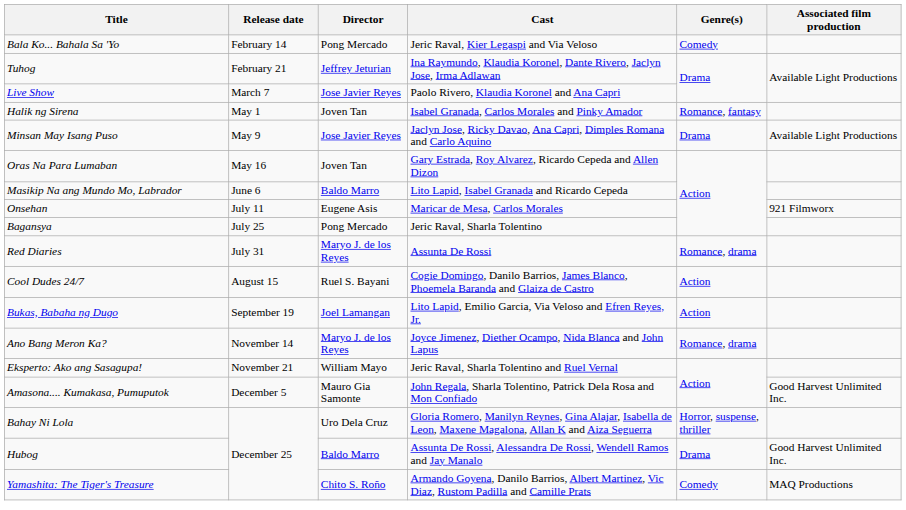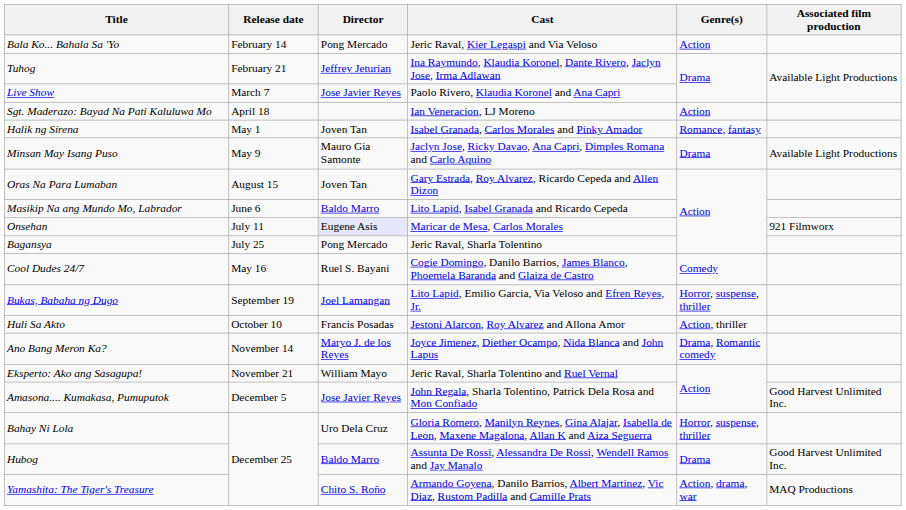(699, 44) Comedy -> (695, 44) Action
+ row: (109, 111)
(361, 135) Jose Javier Reyes -> (346, 153) Mauro Gia Samonte
(249, 166) May 16 -> (255, 184) August 15
(349, 208) no background -> (349, 226) lavender background
- row: (34, 251)
(255, 281) August 15 -> (249, 269) May 16
(695, 281) Action -> (699, 269) Comedy
(695, 312) Action -> (719, 299) Horror, suspense, thriller
+ row: (36, 324)
(718, 343) Romance, drama -> (720, 348) Drama, Romantic comedy
(346, 392) Mauro Gia Samonte -> (361, 397) Jose Javier Reyes
(699, 484) Comedy -> (713, 490) Action, drama, war
